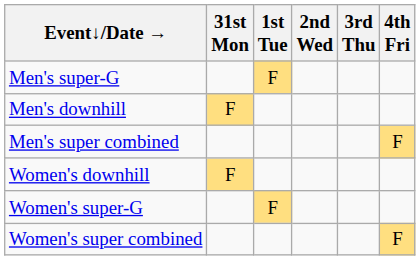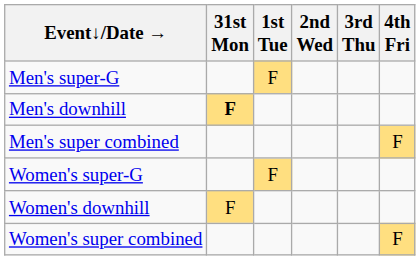(230, 109) normal -> (230, 109) bold
rows swapped: (76, 207) <-> (79, 174)
